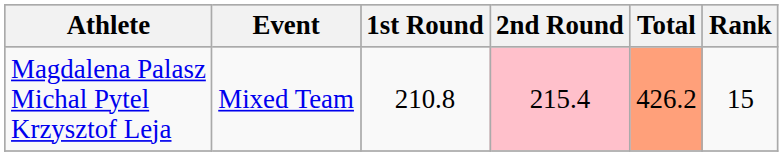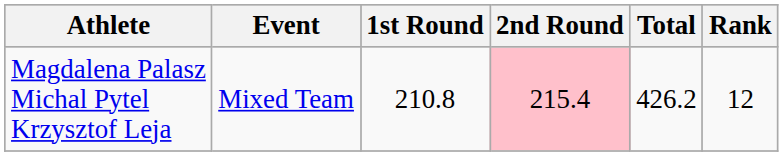(666, 98) lightsalmon background -> (666, 98) no background
(740, 98) 15 -> (740, 98) 12
